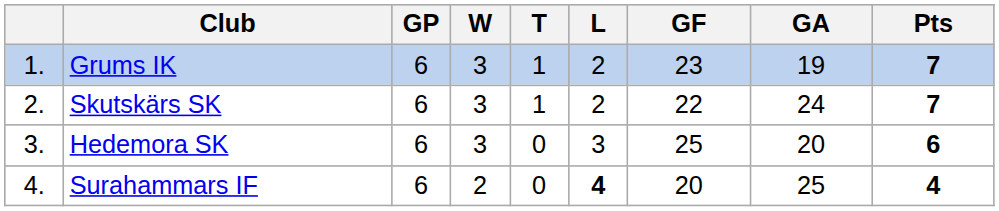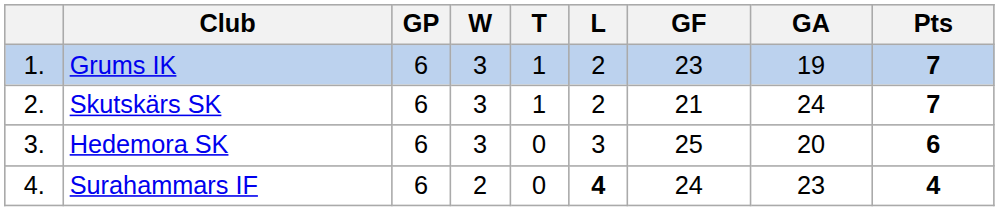(689, 104) 22 -> (689, 104) 21
(689, 184) 20 -> (689, 184) 24
(811, 184) 25 -> (811, 184) 23
